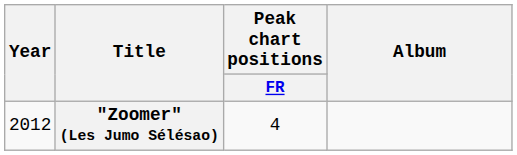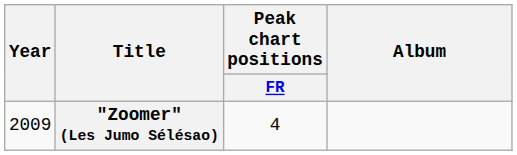(30, 126) 2012 -> (30, 126) 2009
